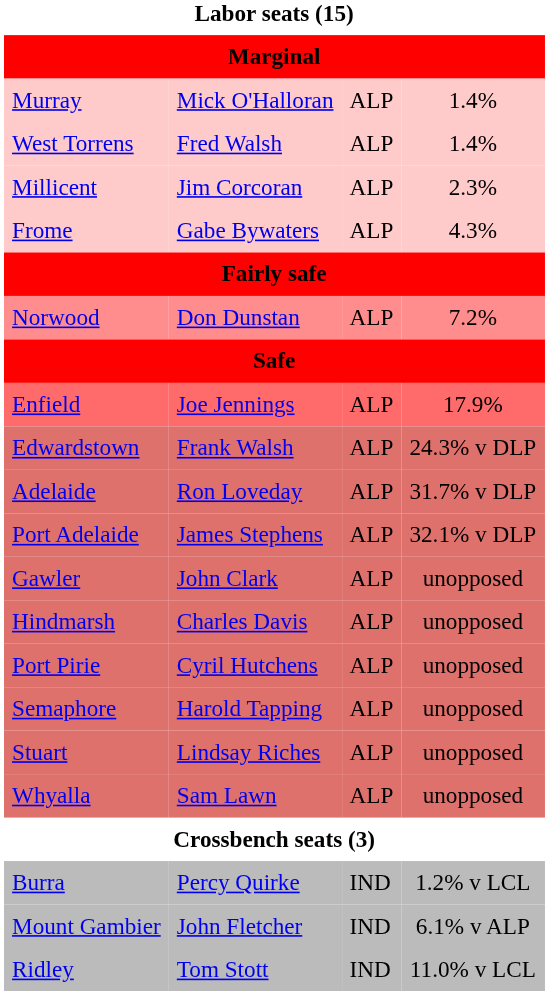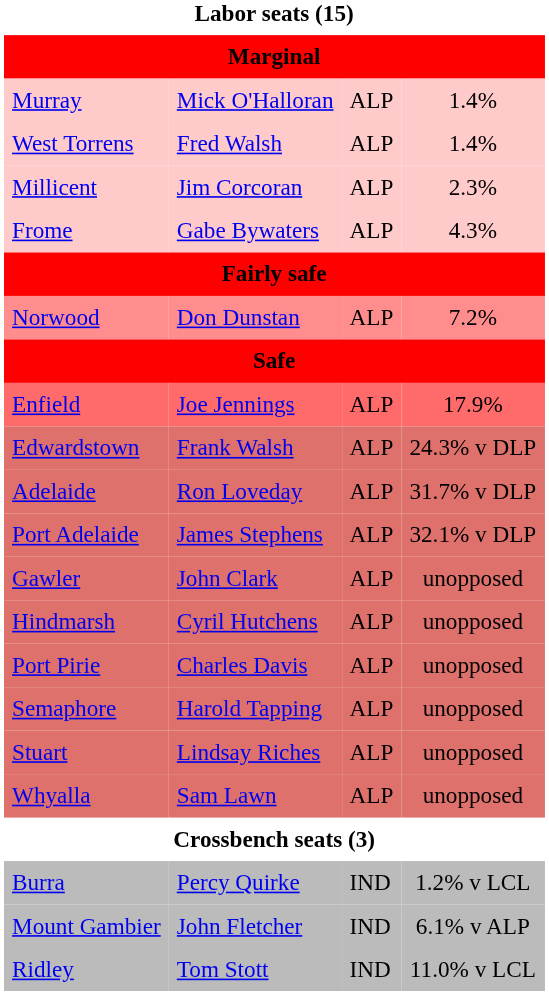(242, 621) Charles Davis -> (247, 621) Cyril Hutchens
(247, 664) Cyril Hutchens -> (242, 664) Charles Davis
